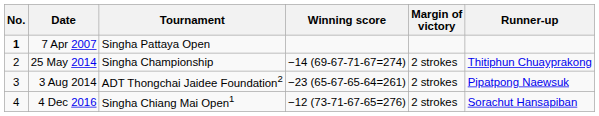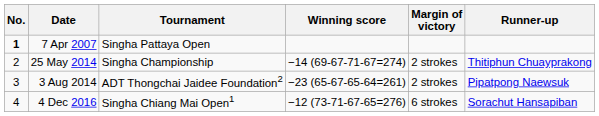(434, 102) 2 strokes -> (434, 102) 6 strokes
